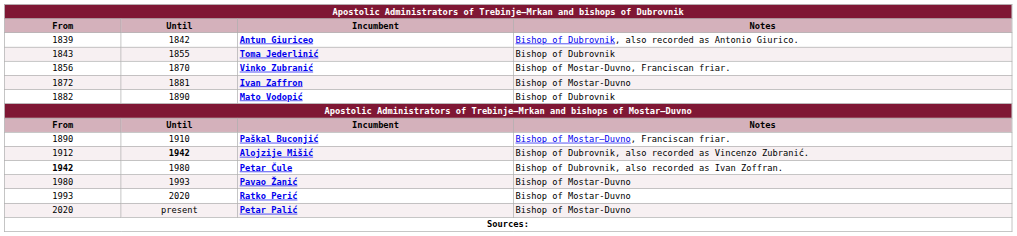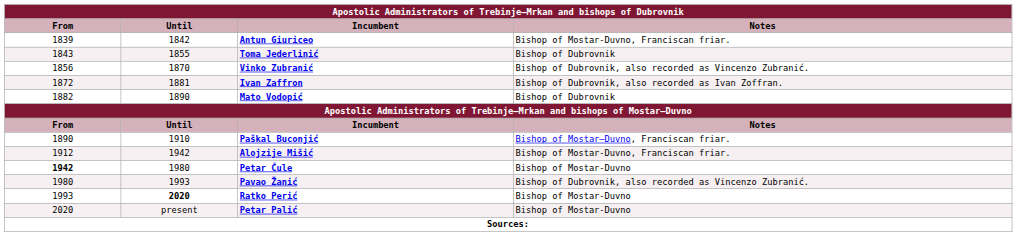(657, 40) Bishop of Dubrovnik, also recorded as Antonio Giurico. -> (623, 40) Bishop of Mostar-Duvno, Franciscan friar.
(623, 68) Bishop of Mostar-Duvno, Franciscan friar. -> (662, 68) Bishop of Dubrovnik, also recorded as Vincenzo Zubranić.
(573, 82) Bishop of Mostar-Duvno -> (649, 82) Bishop of Dubrovnik, also recorded as Ivan Zoffran.
(179, 153) bold -> (179, 153) normal
(662, 153) Bishop of Dubrovnik, also recorded as Vincenzo Zubranić. -> (623, 153) Bishop of Mostar-Duvno, Franciscan friar.
(649, 168) Bishop of Dubrovnik, also recorded as Ivan Zoffran. -> (573, 168) Bishop of Mostar-Duvno
(573, 182) Bishop of Mostar-Duvno -> (662, 182) Bishop of Dubrovnik, also recorded as Vincenzo Zubranić.
(179, 196) normal -> (179, 196) bold
